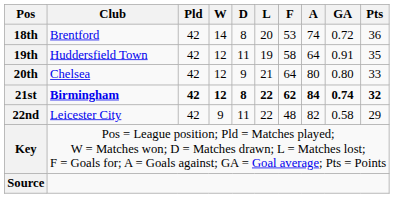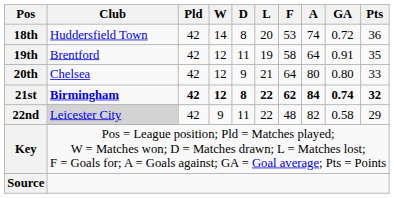(75, 34) Brentford -> (99, 34) Huddersfield Town
(99, 54) Huddersfield Town -> (75, 54) Brentford
(86, 114) no background -> (86, 114) lightgrey background
